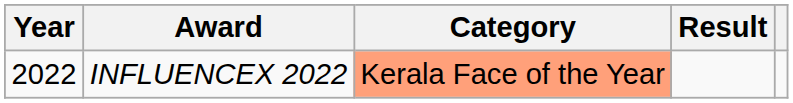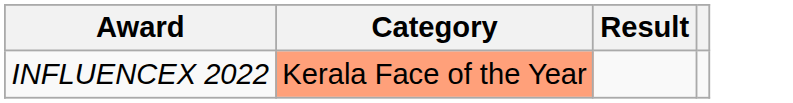- column: (44, 27)
